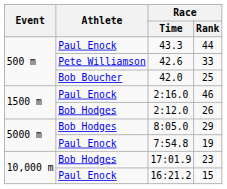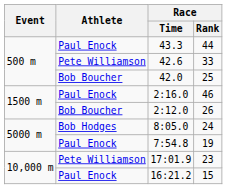(87, 110) Bob Hodges -> (90, 110) Bob Boucher
(208, 126) 29 -> (208, 126) 24
(87, 159) Bob Hodges -> (102, 159) Pete Williamson
